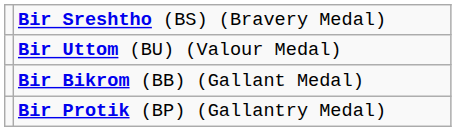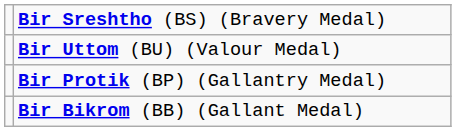rows swapped: (191, 80) <-> (202, 111)
